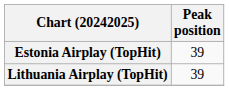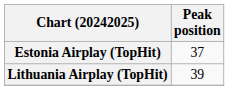(197, 52) 39 -> (197, 52) 37
